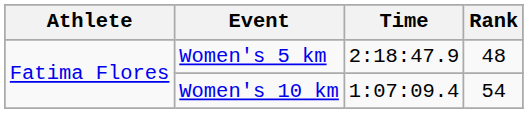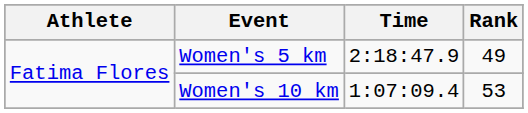(494, 56) 48 -> (494, 56) 49
(494, 91) 54 -> (494, 91) 53
